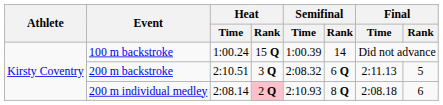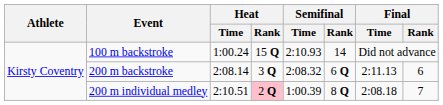(304, 52) 1:00.39 -> (304, 52) 2:10.93
(231, 72) 2:10.51 -> (231, 72) 2:08.14
(421, 72) 5 -> (421, 72) 6
(231, 91) 2:08.14 -> (231, 91) 2:10.51
(304, 91) 2:10.93 -> (304, 91) 1:00.39
(421, 91) 6 -> (421, 91) 7
